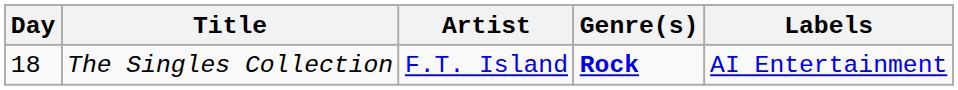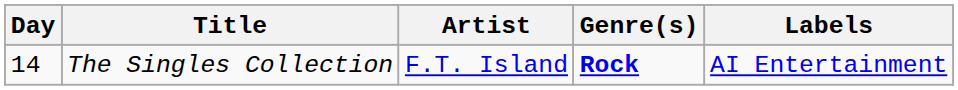(26, 65) 18 -> (26, 65) 14
